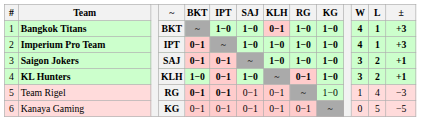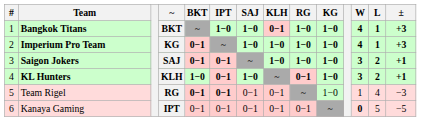(172, 44) IPT -> (172, 44) KG
(172, 108) KG -> (172, 108) IPT
(360, 108) normal -> (360, 108) bold
